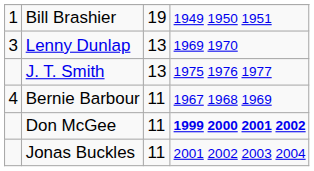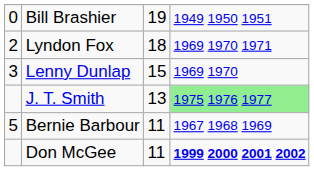(13, 17) 1 -> (13, 17) 0
+ row: (70, 44)
(157, 44) 13 -> (157, 71) 15
(223, 72) no background -> (223, 99) lightgreen background
(13, 98) 4 -> (13, 125) 5
- row: (80, 152)
